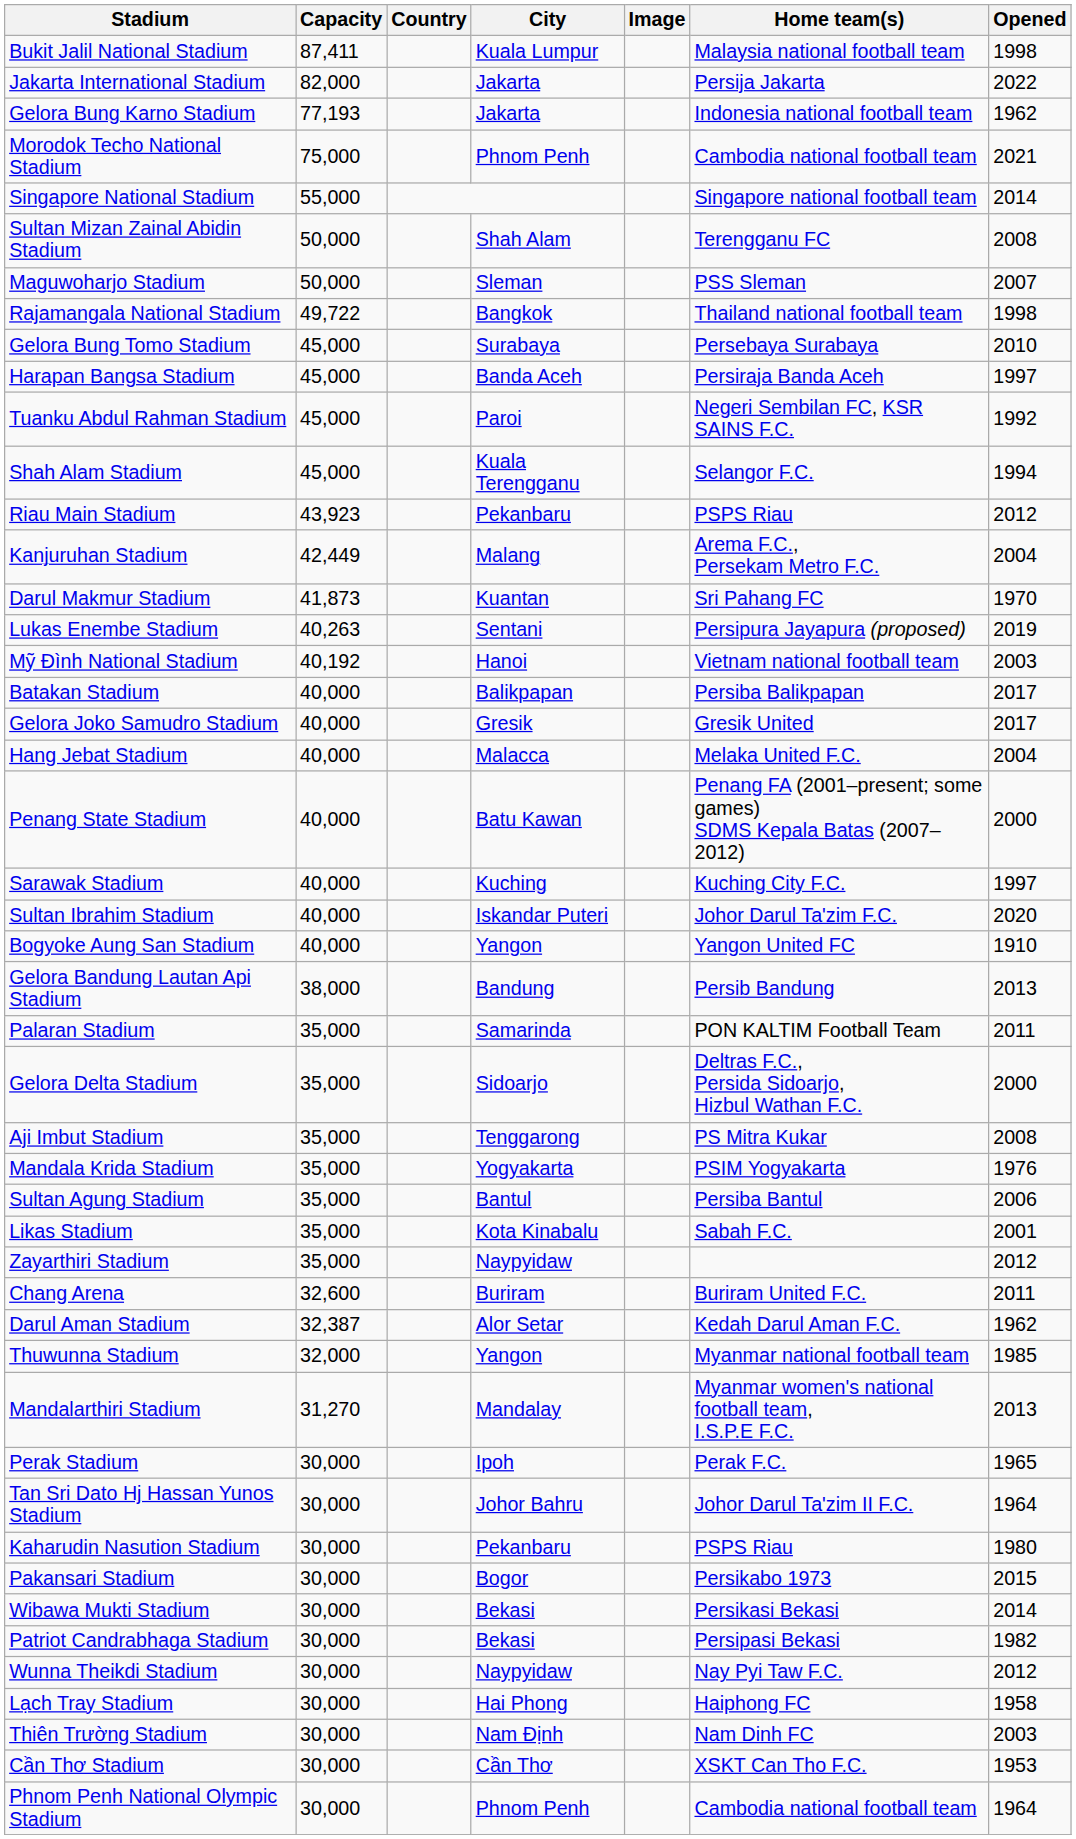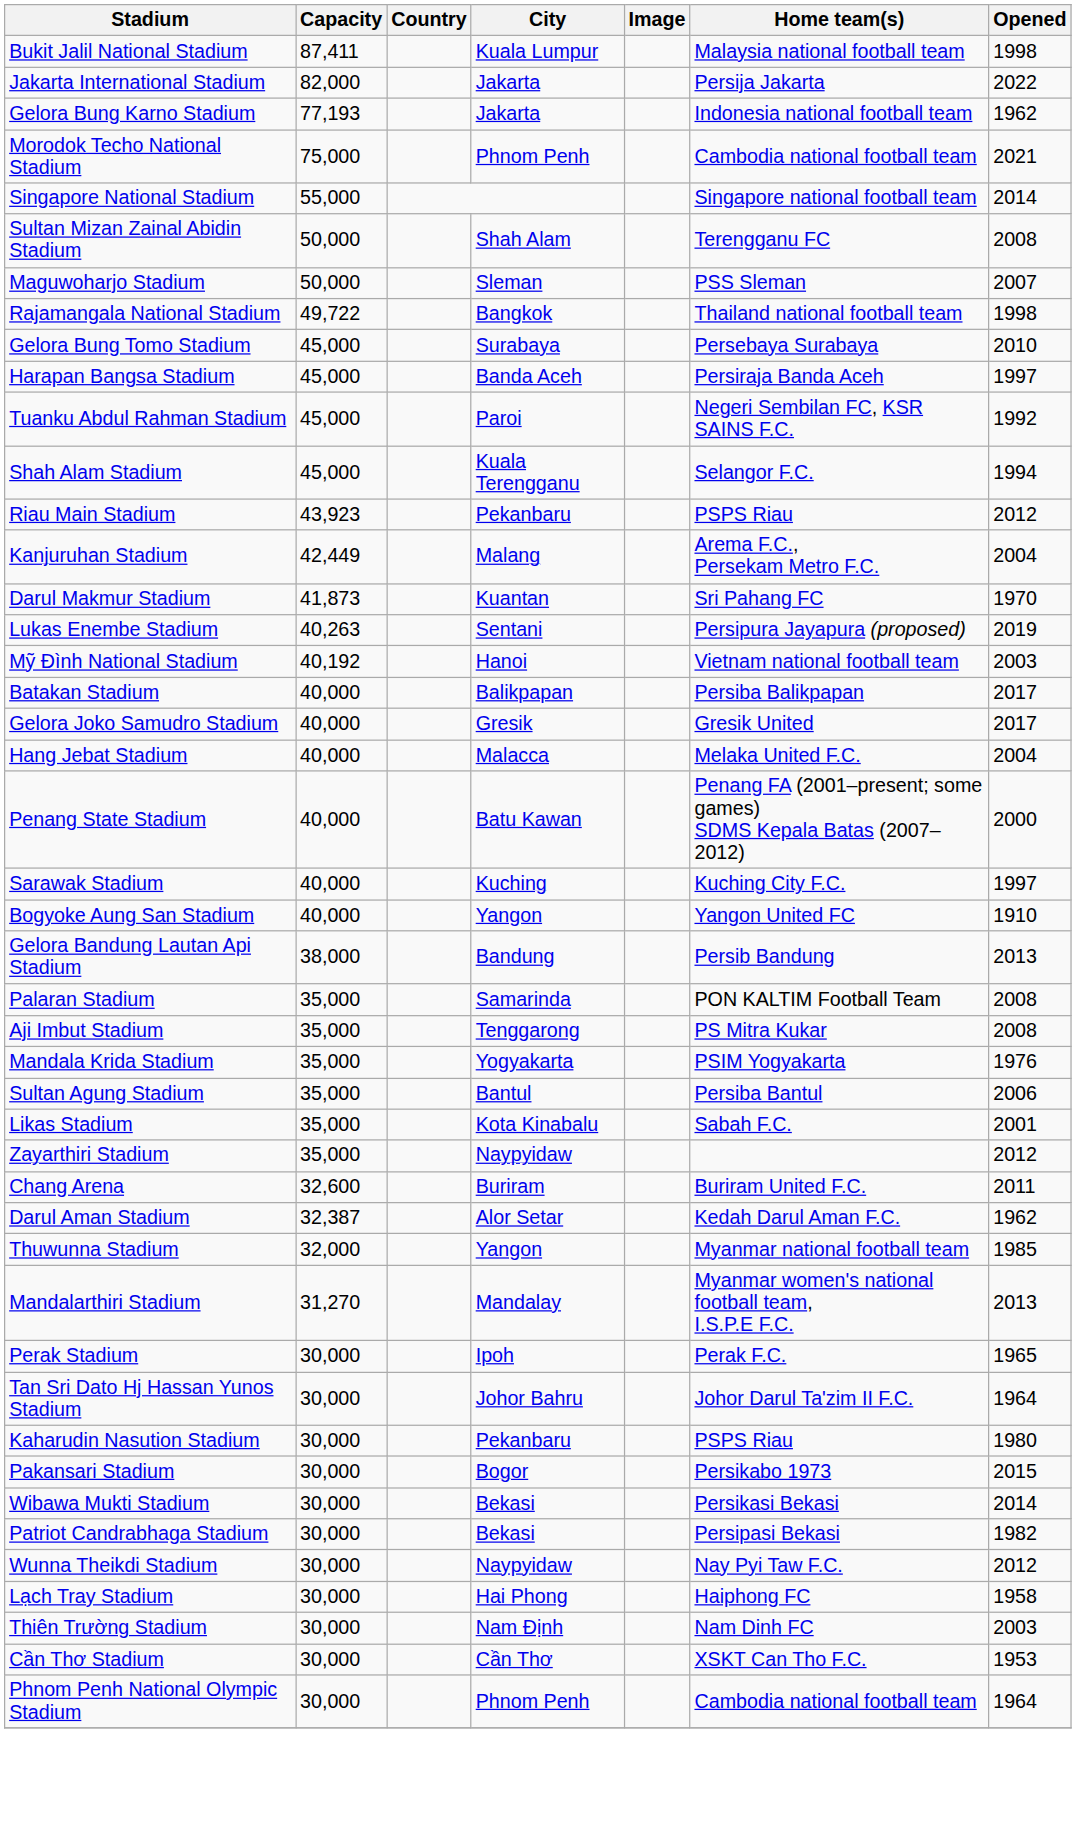- row: (111, 915)
(1014, 1030) 2011 -> (1015, 999) 2008
- row: (103, 1084)
